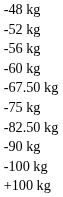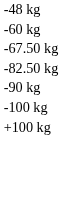- row: (22, 29)
- row: (22, 48)
- row: (22, 107)
